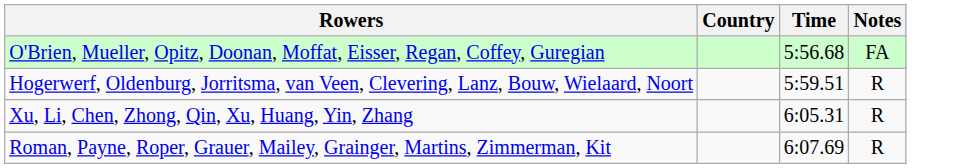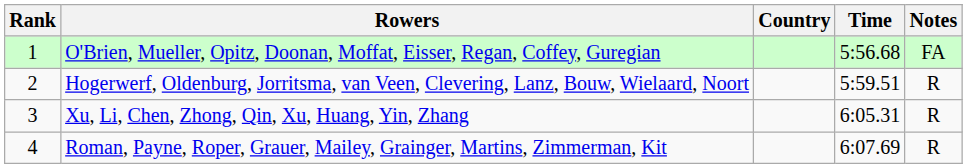+ column: (33, 20)
